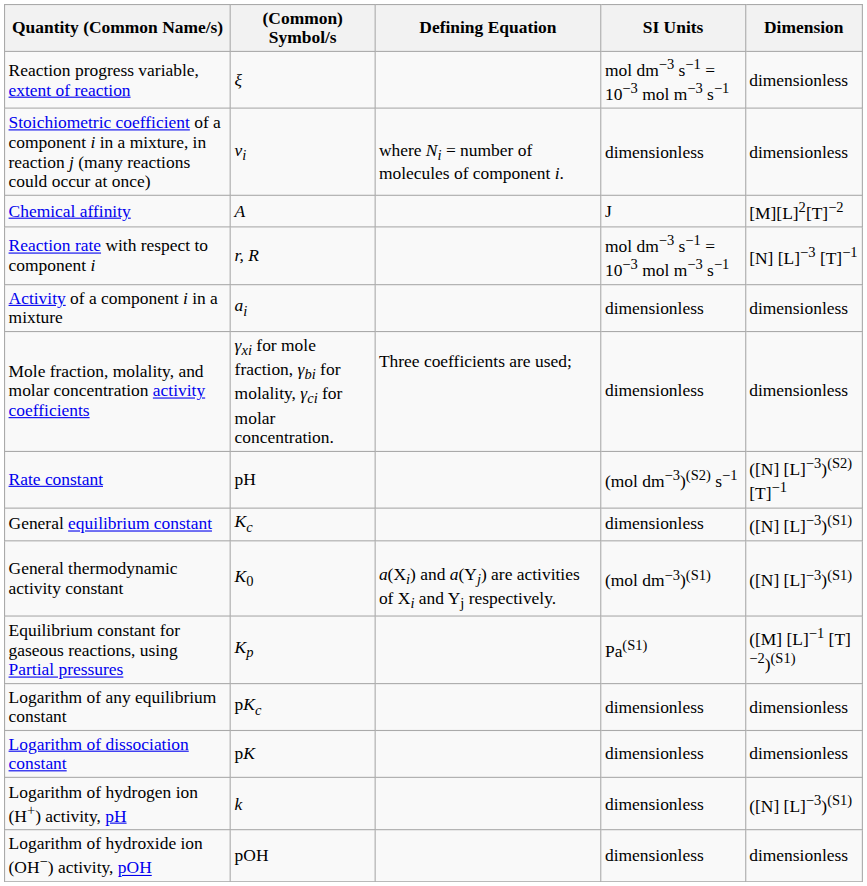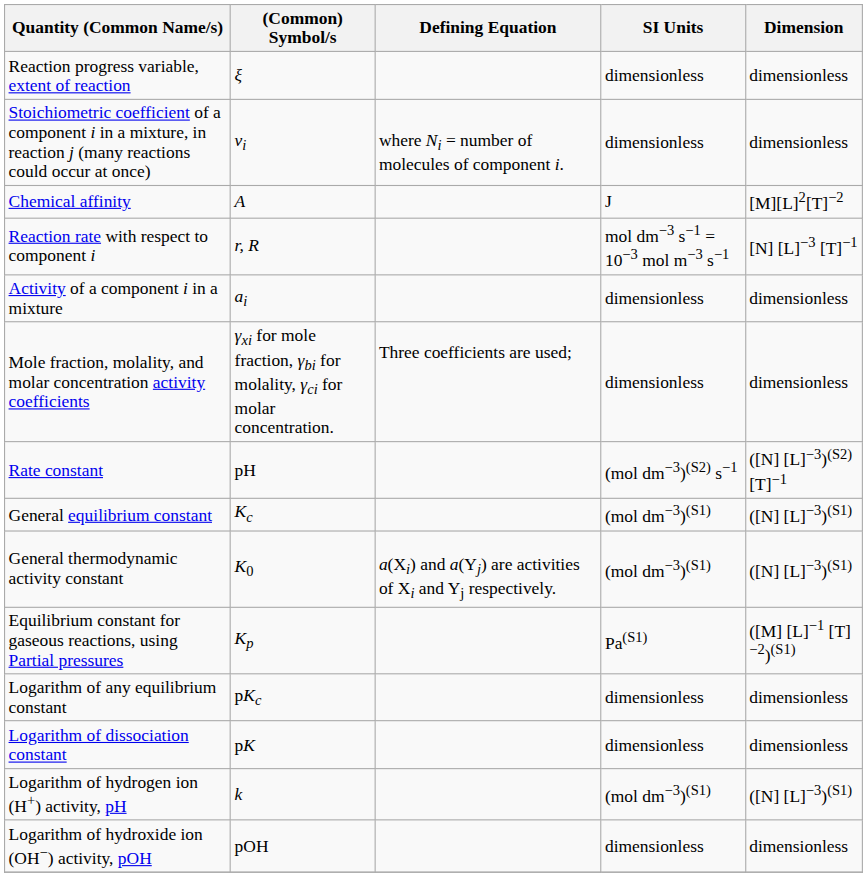(667, 80) mol dm−3 s−1 = 10−3 mol m−3 s−1 -> (654, 75) dimensionless
(654, 524) dimensionless -> (658, 514) (mol dm−3)(S1)
(654, 803) dimensionless -> (658, 794) (mol dm−3)(S1)
